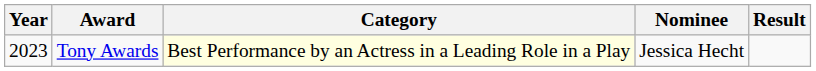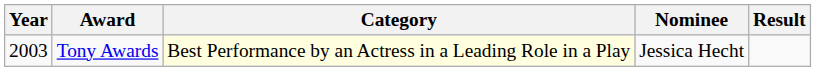(28, 50) 2023 -> (28, 50) 2003
